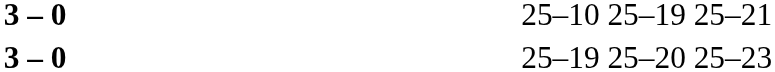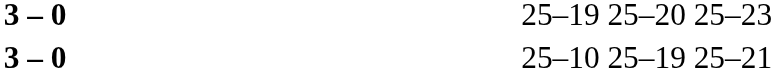rows swapped: (647, 14) <-> (647, 58)
